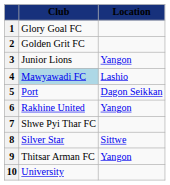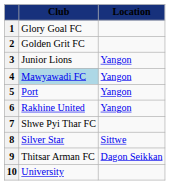(114, 76) Lashio -> (116, 76) Yangon
(132, 92) Dagon Seikkan -> (116, 92) Yangon
(116, 156) Yangon -> (132, 156) Dagon Seikkan
